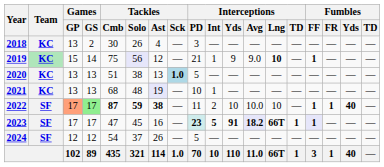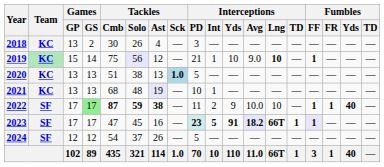(233, 59) 9 -> (233, 59) 10
(73, 106) lightsalmon background -> (73, 106) no background
(233, 106) 10 -> (233, 106) 9
